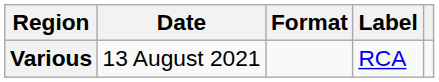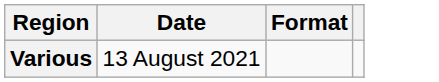- column: (388, 22)
